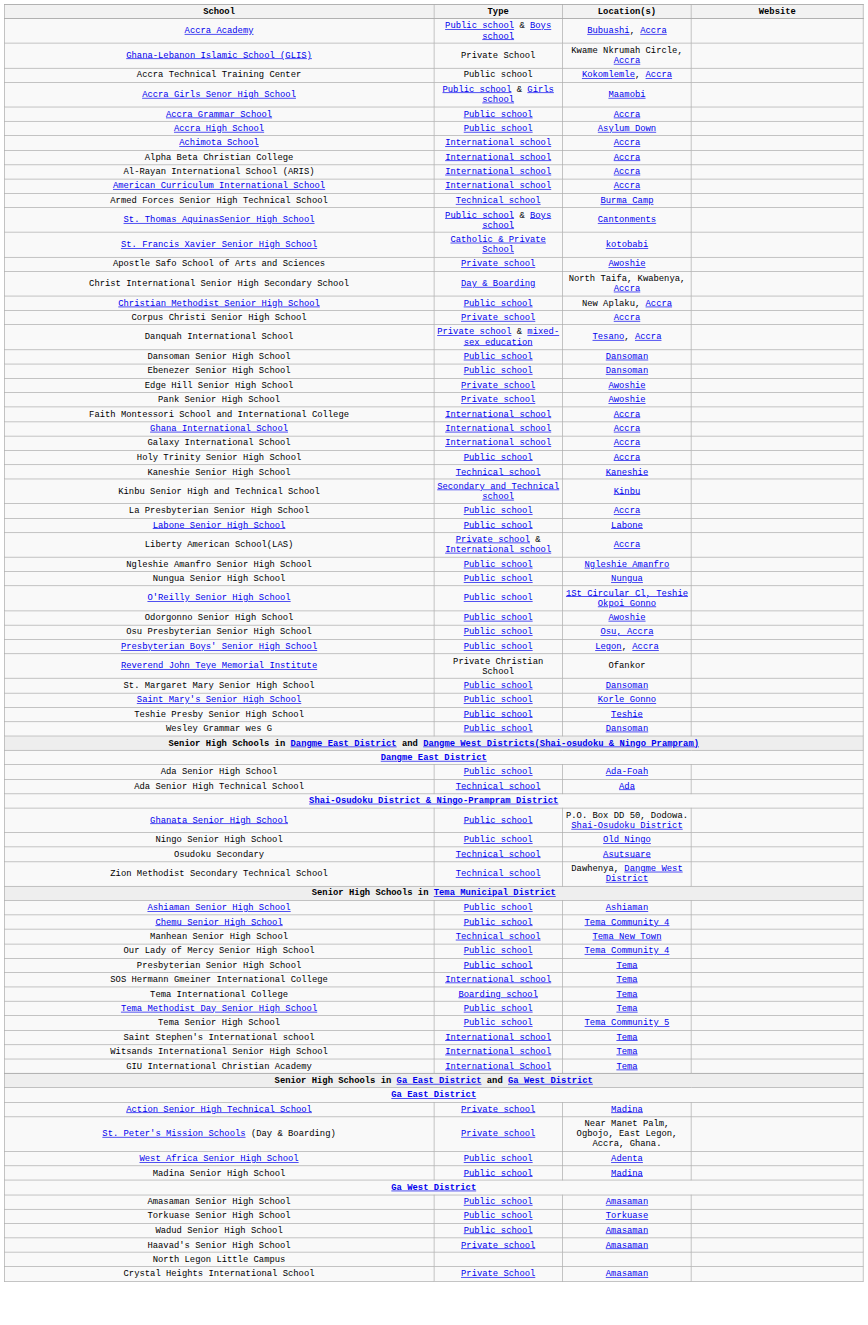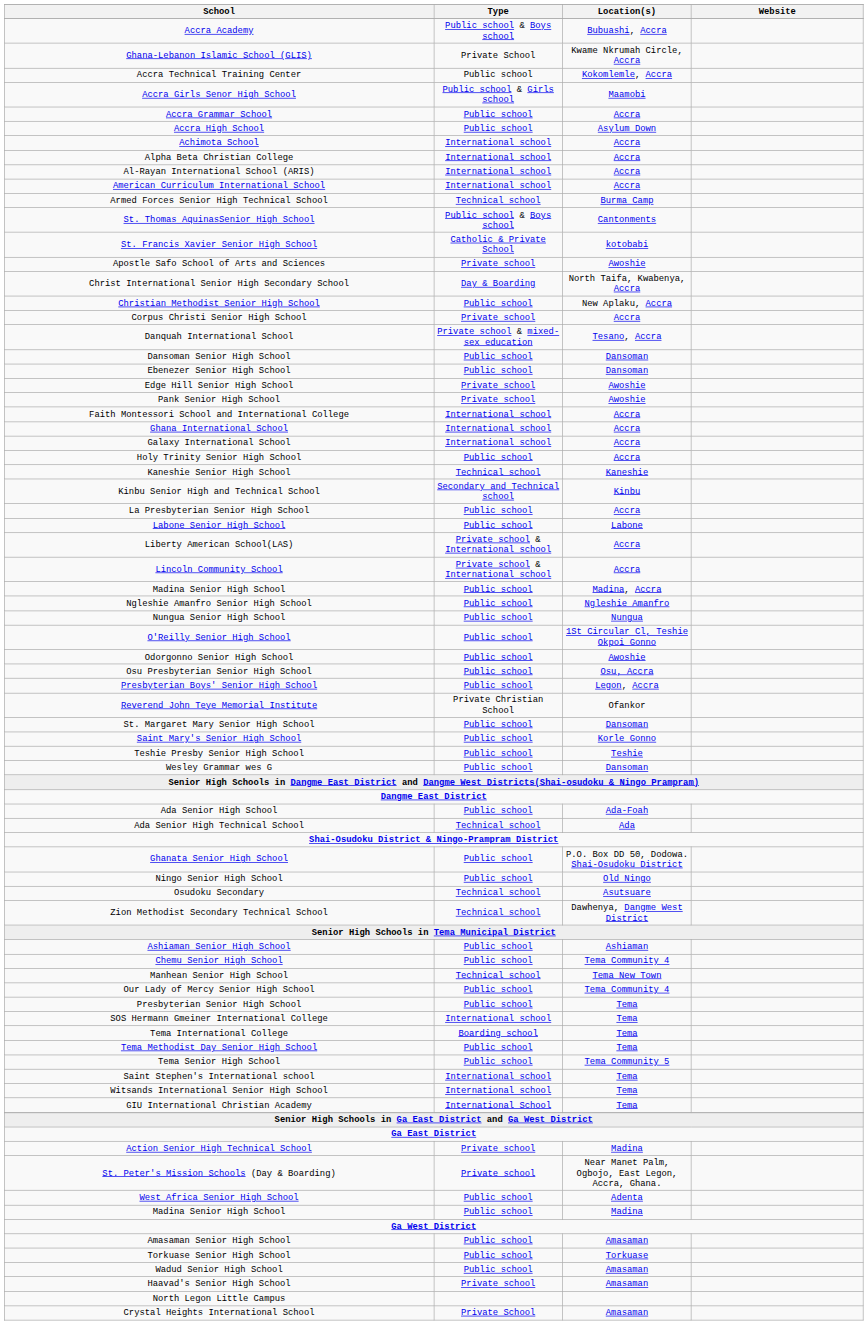+ row: (219, 569)
+ row: (219, 589)
